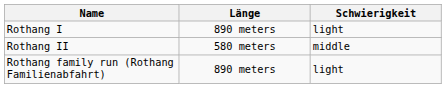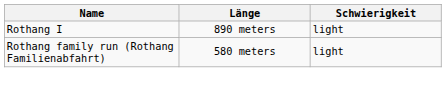- row: (38, 46)
(245, 69) 890 meters -> (245, 52) 580 meters
